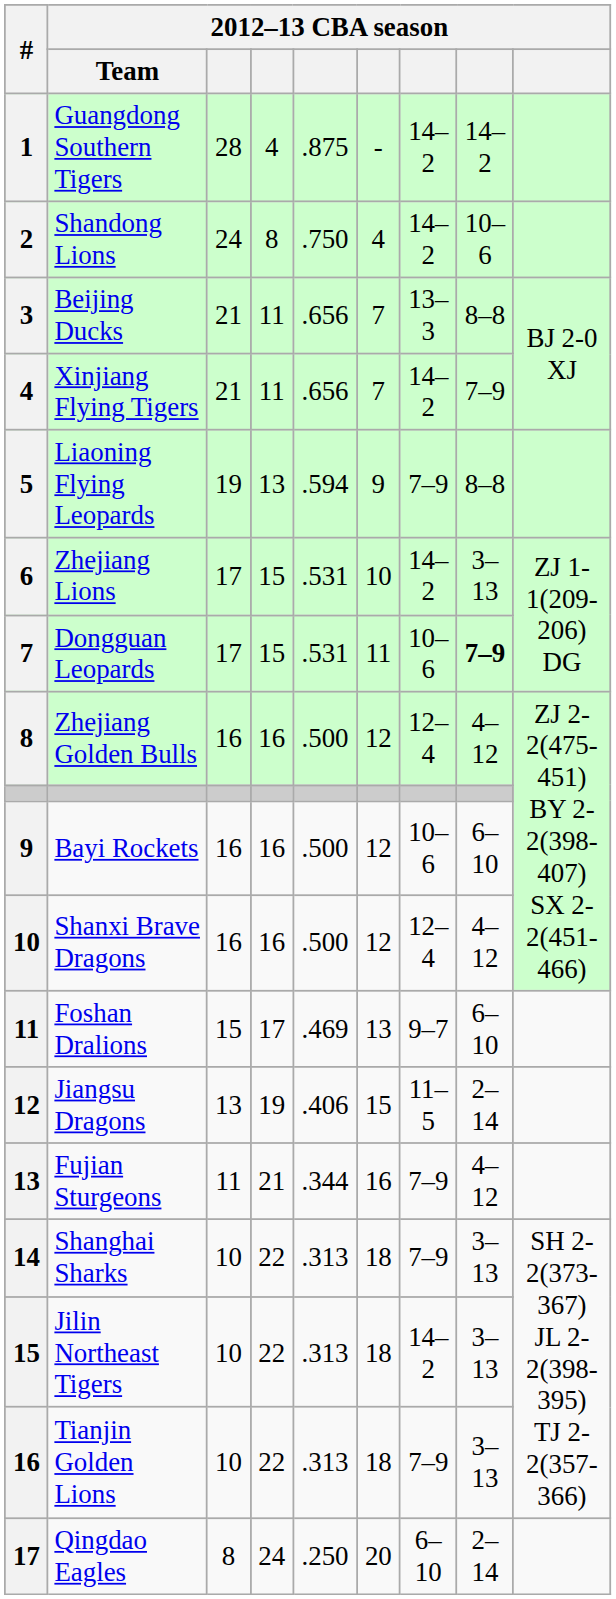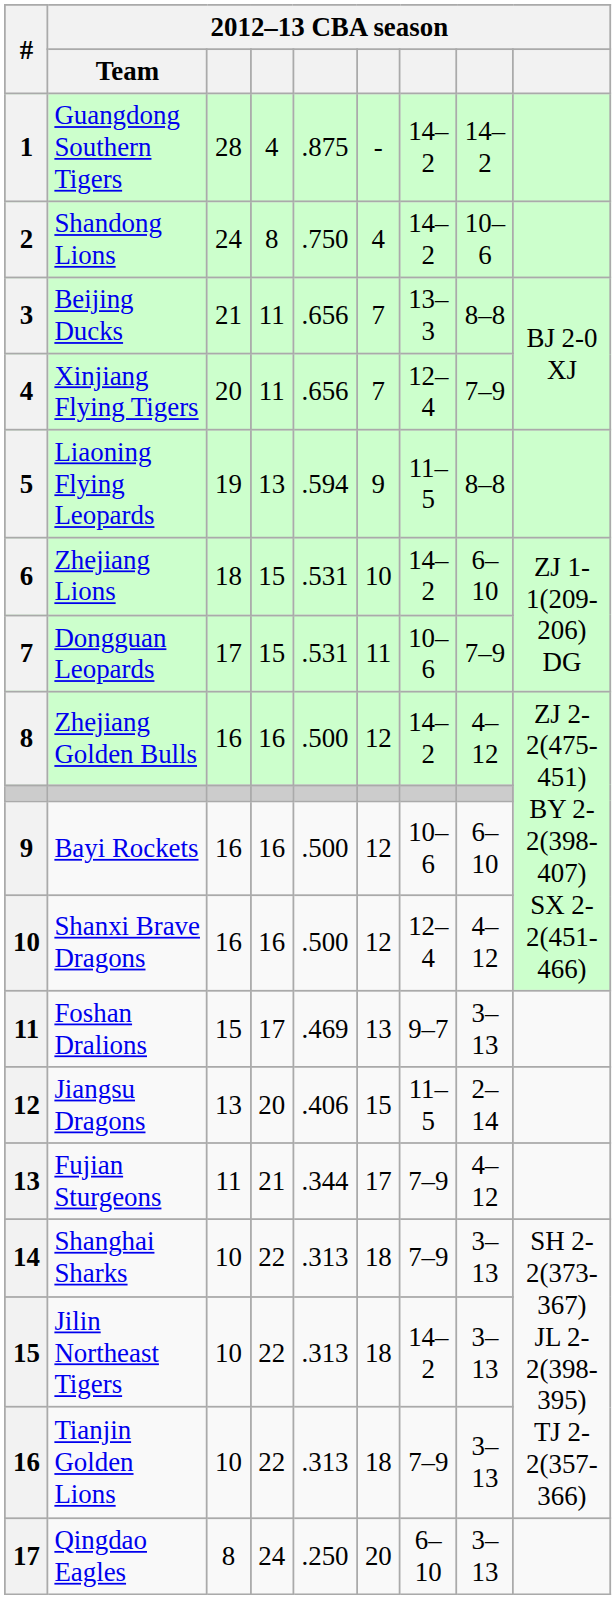(228, 392) 21 -> (228, 392) 20
(428, 392) 14–2 -> (428, 392) 12–4
(428, 484) 7–9 -> (428, 484) 11–5
(228, 576) 17 -> (228, 576) 18
(485, 576) 3–13 -> (485, 576) 6–10
(485, 652) bold -> (485, 652) normal
(428, 737) 12–4 -> (428, 737) 14–2
(485, 1028) 6–10 -> (485, 1028) 3–13
(272, 1104) 19 -> (272, 1104) 20
(378, 1180) 16 -> (378, 1180) 17
(485, 1555) 2–14 -> (485, 1555) 3–13
